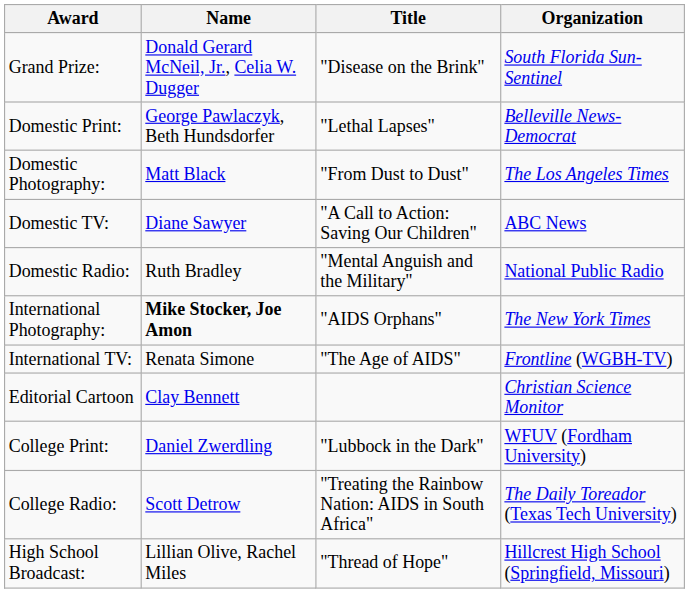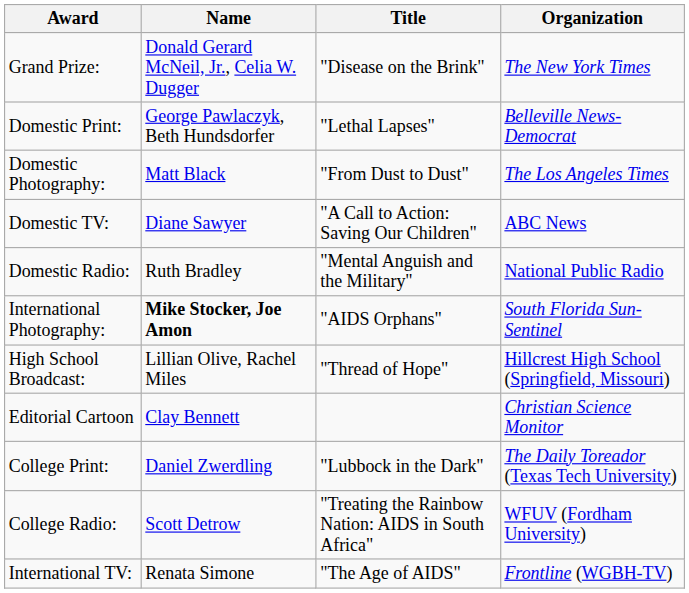(573, 67) South Florida Sun-Sentinel -> (577, 67) The New York Times
(577, 320) The New York Times -> (573, 320) South Florida Sun-Sentinel
rows swapped: (70, 358) <-> (54, 563)
(568, 445) WFUV (Fordham University) -> (591, 466) The Daily Toreador (Texas Tech University)
(591, 504) The Daily Toreador (Texas Tech University) -> (568, 524) WFUV (Fordham University)
